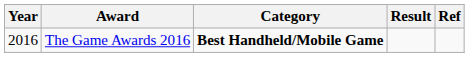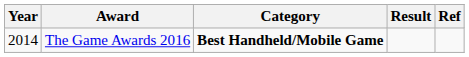(23, 40) 2016 -> (23, 40) 2014
